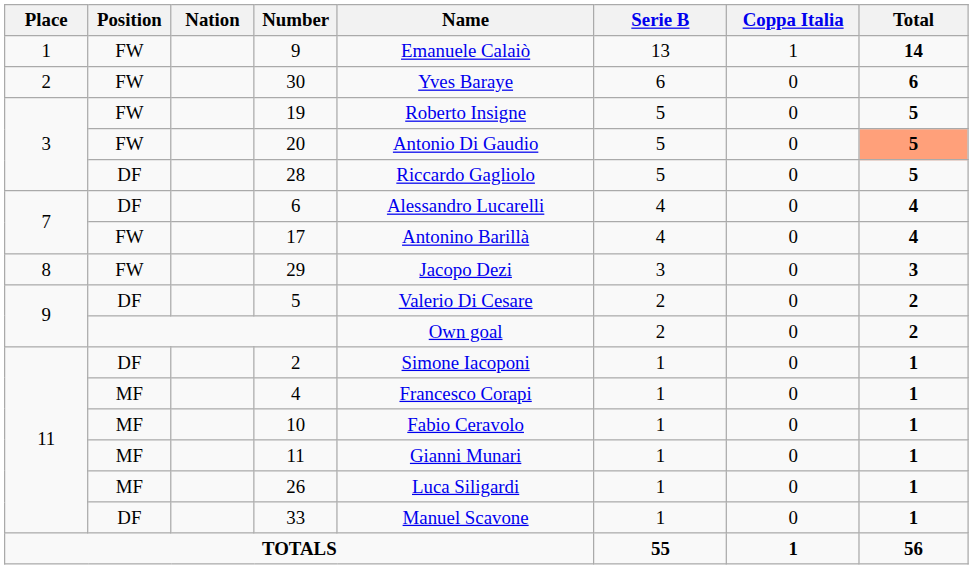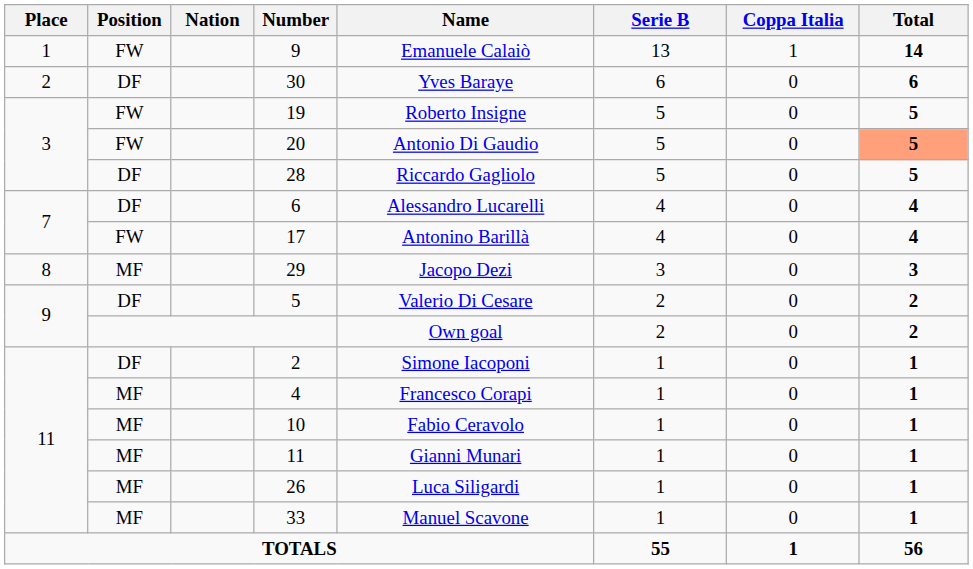(129, 82) FW -> (129, 82) DF
(129, 268) FW -> (129, 268) MF
(129, 517) DF -> (129, 517) MF
